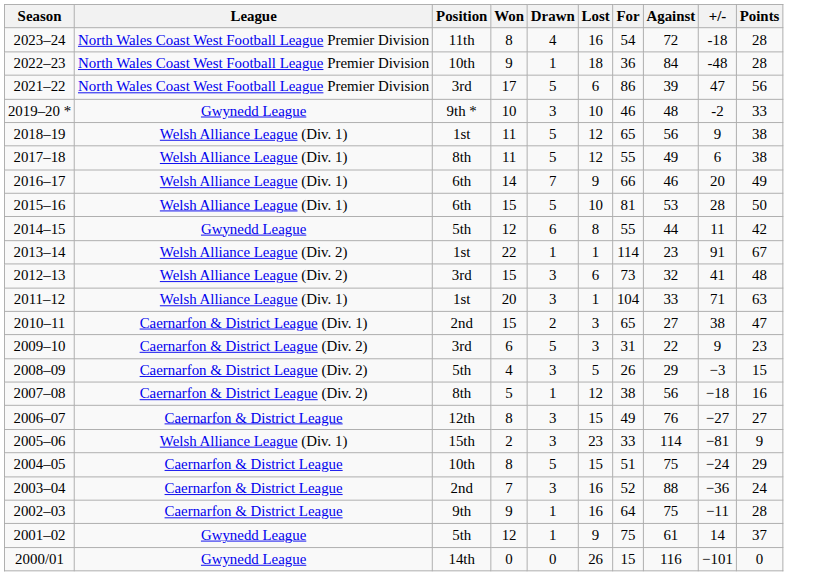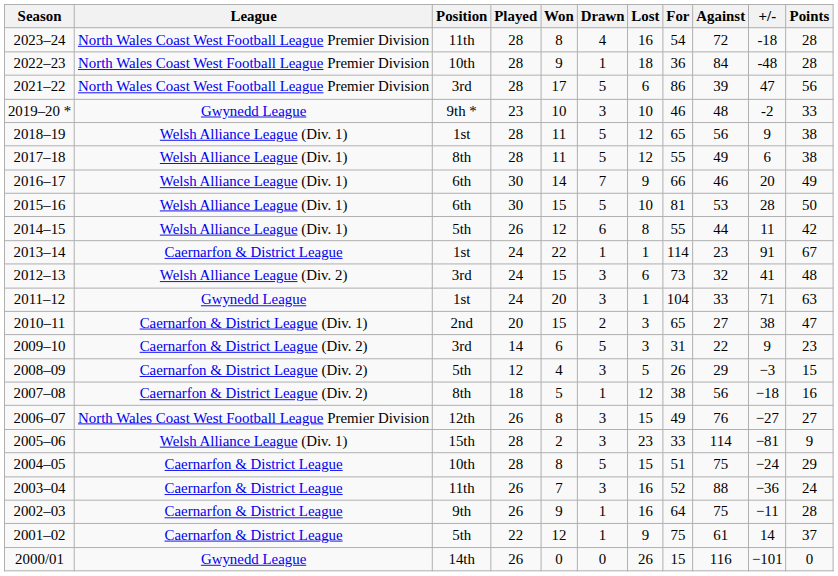+ column: (516, 16)
(254, 228) Gwynedd League -> (254, 228) Welsh Alliance League (Div. 1)
(254, 252) Welsh Alliance League (Div. 2) -> (254, 252) Caernarfon & District League
(254, 299) Welsh Alliance League (Div. 1) -> (254, 299) Gwynedd League
(254, 417) Caernarfon & District League -> (254, 417) North Wales Coast West Football League Premier Division
(462, 488) 2nd -> (462, 488) 11th
(254, 535) Gwynedd League -> (254, 535) Caernarfon & District League
